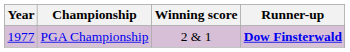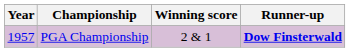(21, 36) 1977 -> (21, 36) 1957
